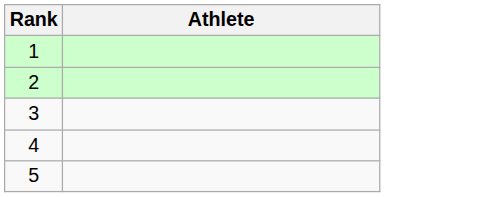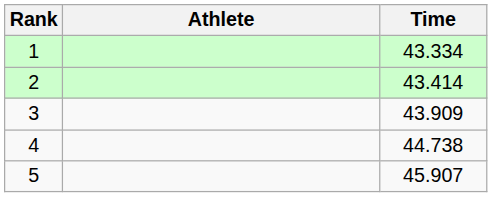+ column: (433, 20)
